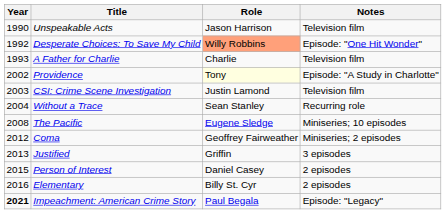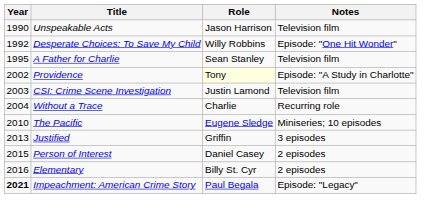(235, 43) lightsalmon background -> (235, 43) no background
(18, 59) 1993 -> (18, 59) 1995
(221, 59) Charlie -> (235, 59) Sean Stanley
(235, 106) Sean Stanley -> (221, 106) Charlie
(18, 122) 2008 -> (18, 122) 2010
- row: (46, 138)
